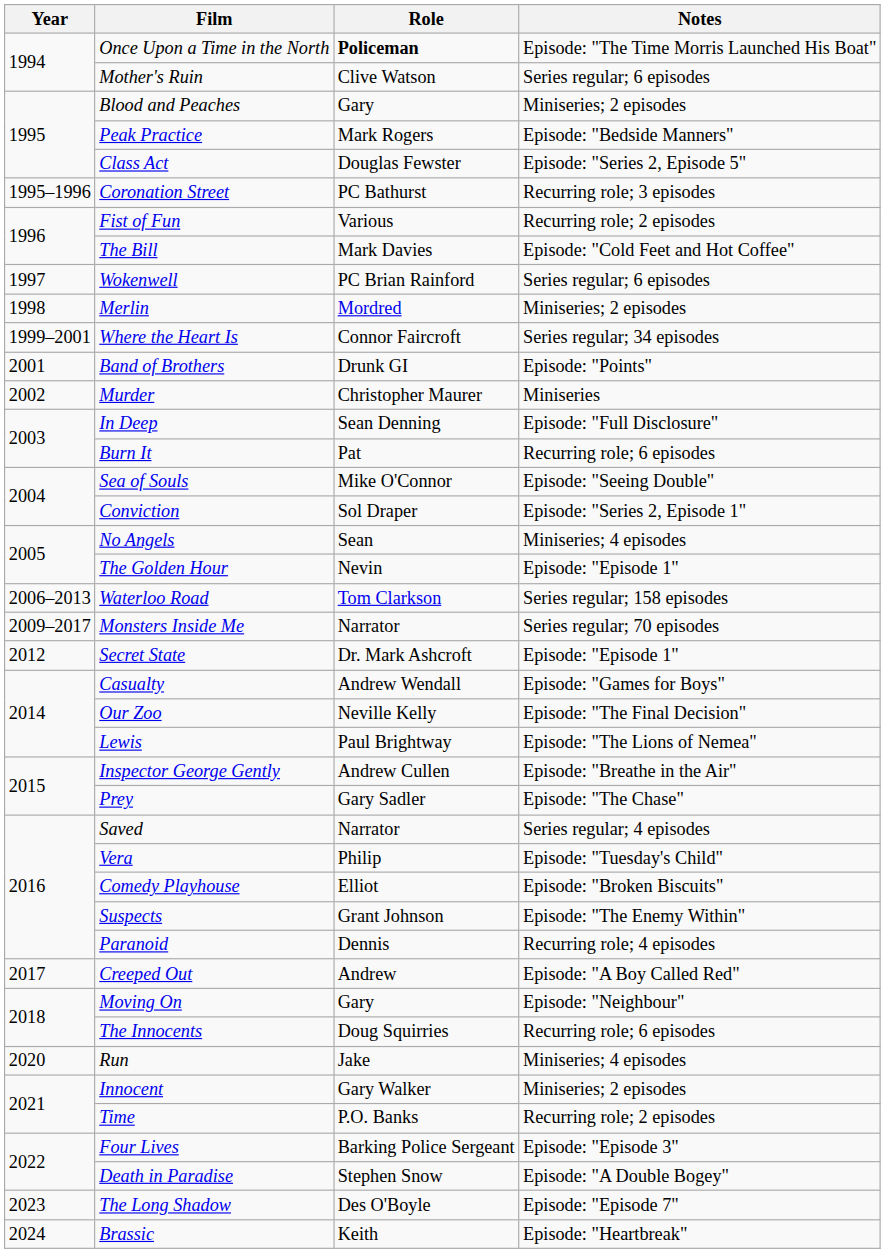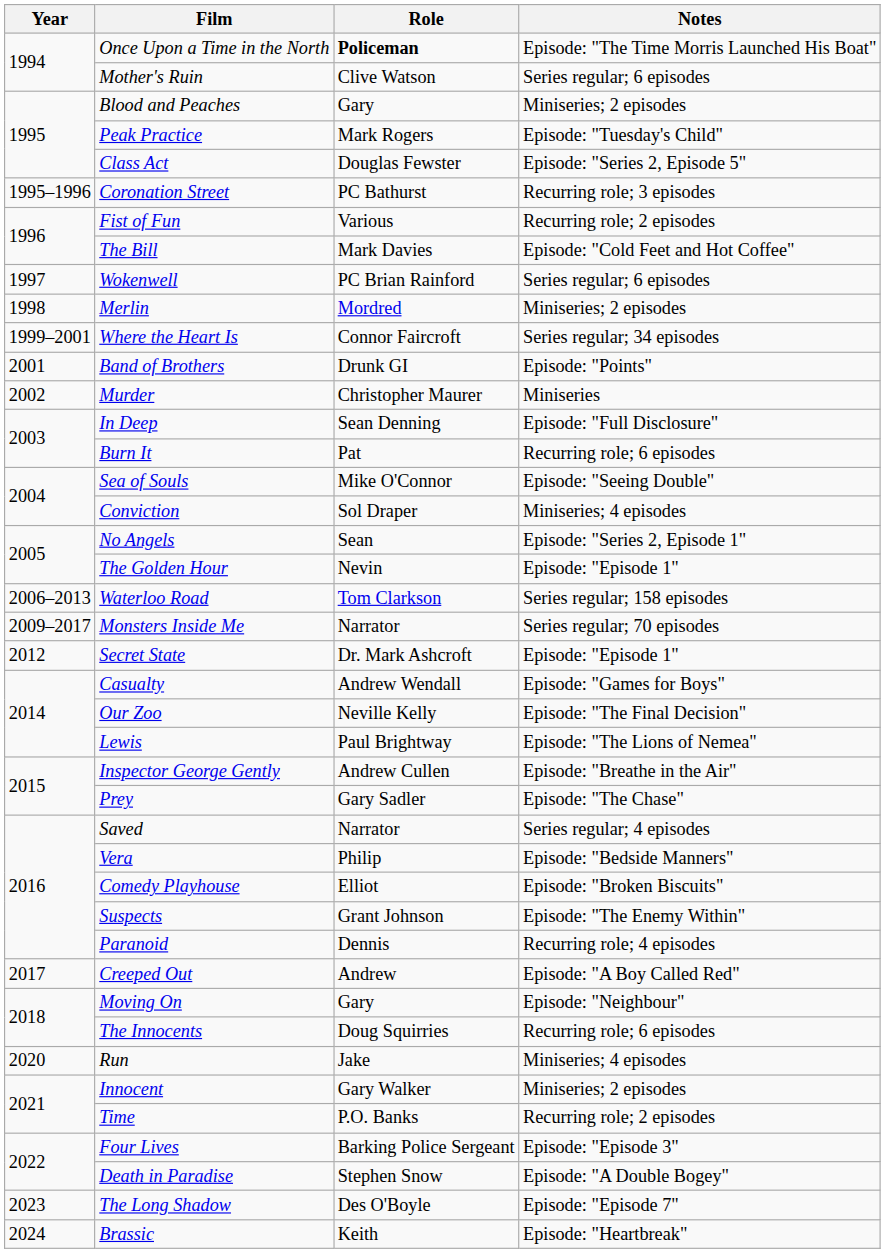(628, 134) Episode: "Bedside Manners" -> (623, 134) Episode: "Tuesday's Child"
(635, 510) Episode: "Series 2, Episode 1" -> (605, 510) Miniseries; 4 episodes
(605, 539) Miniseries; 4 episodes -> (635, 539) Episode: "Series 2, Episode 1"
(623, 857) Episode: "Tuesday's Child" -> (628, 857) Episode: "Bedside Manners"
